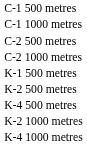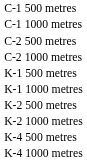+ row: (43, 89)
rows swapped: (43, 121) <-> (41, 105)
